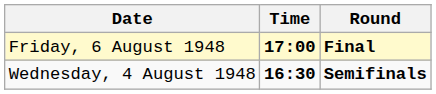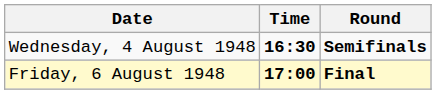rows swapped: (132, 75) <-> (117, 47)
